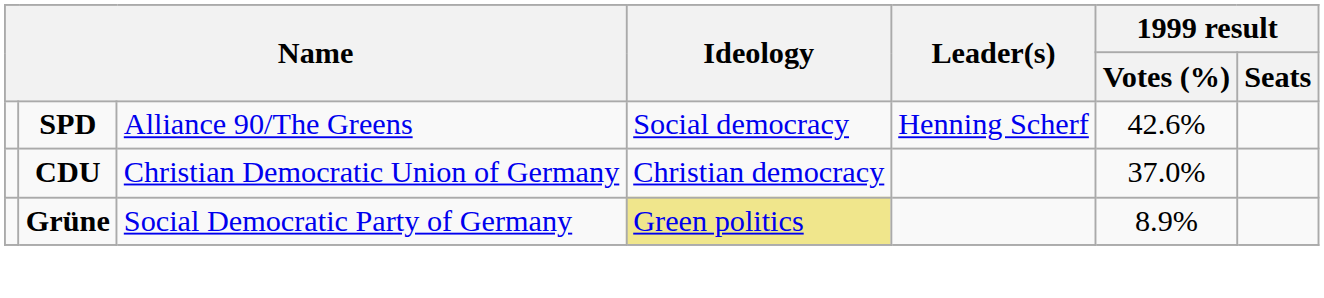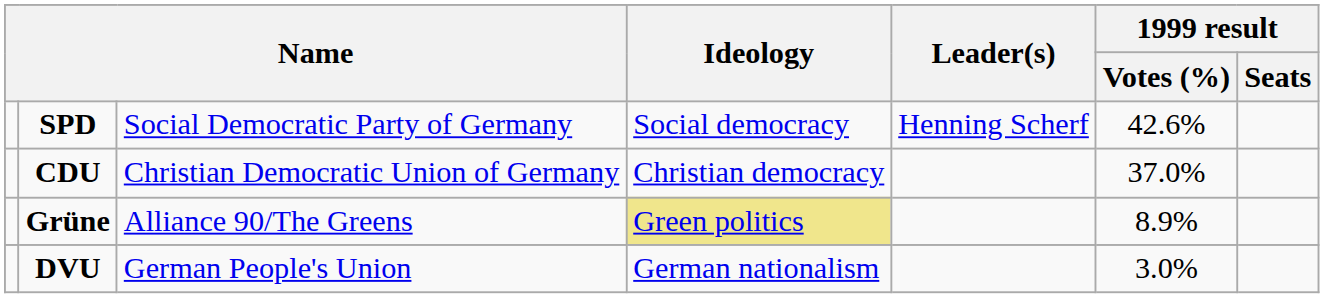(268, 124) Alliance 90/The Greens -> (348, 124) Social Democratic Party of Germany
(348, 220) Social Democratic Party of Germany -> (268, 220) Alliance 90/The Greens
+ row: (68, 268)
